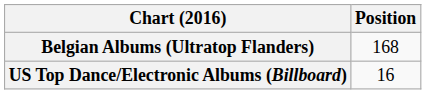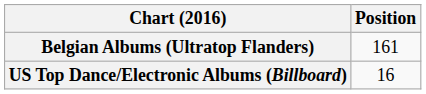(386, 46) 168 -> (386, 46) 161
